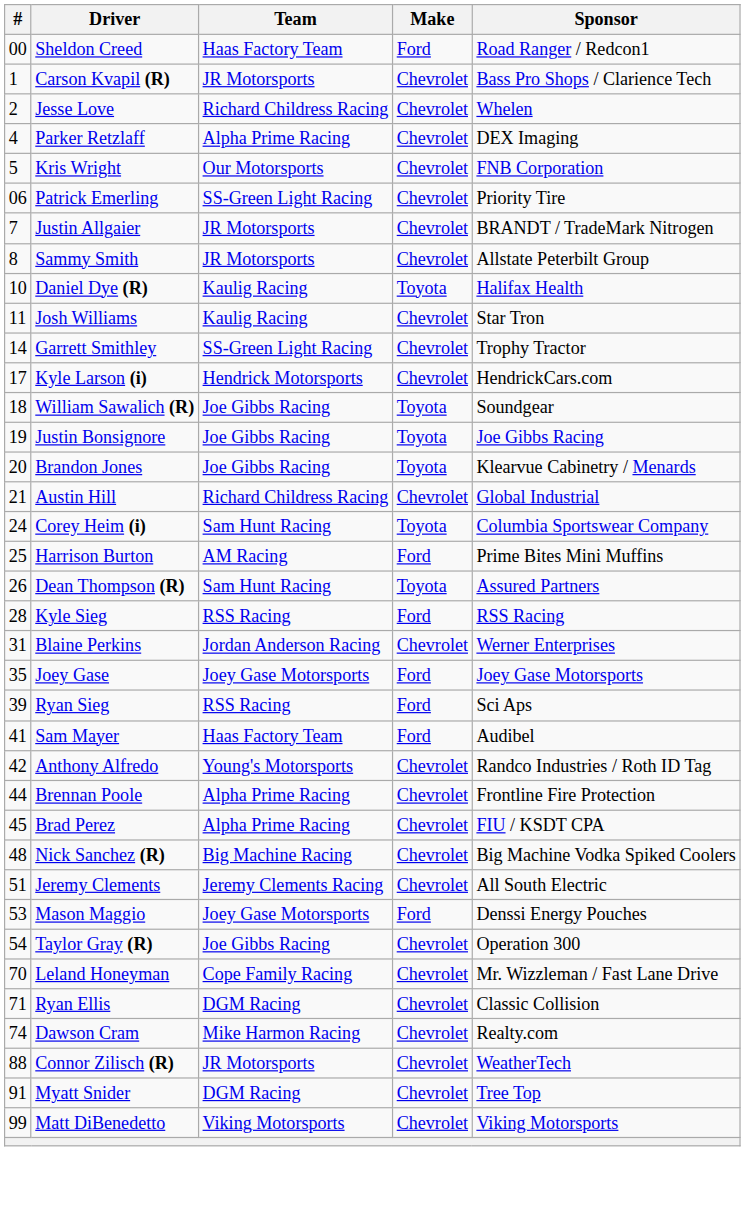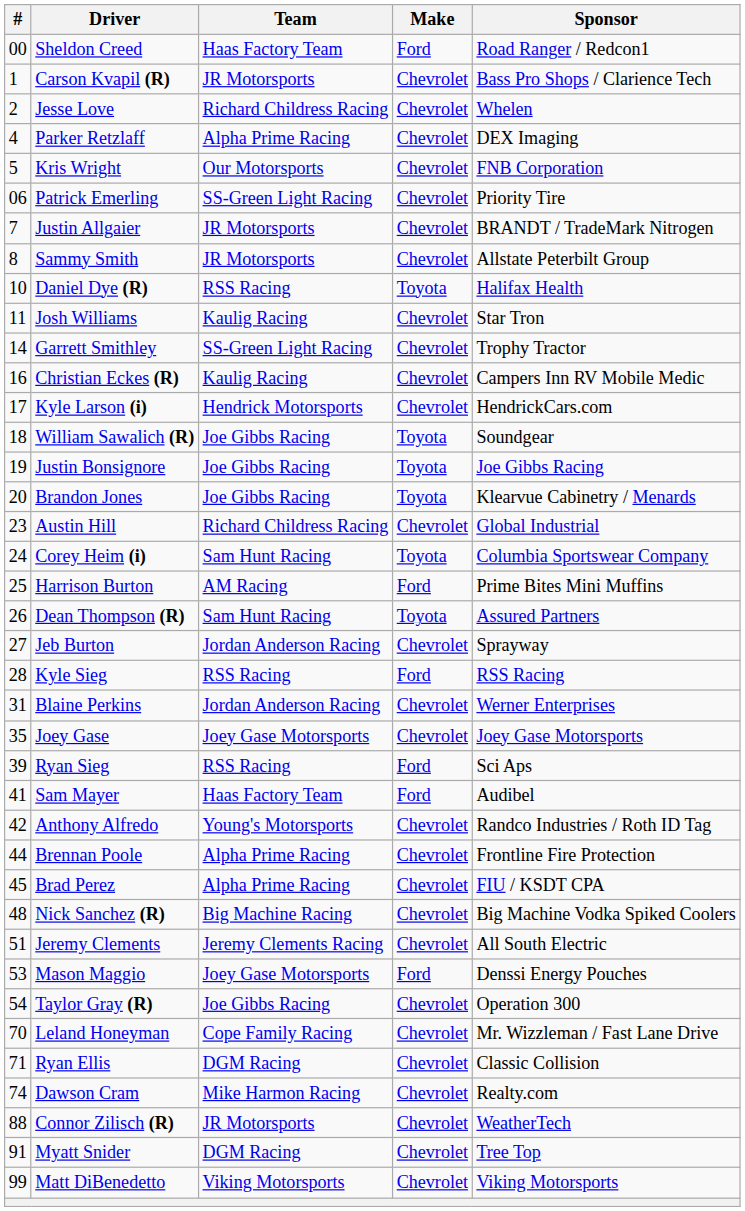(255, 288) Kaulig Racing -> (247, 288) RSS Racing
+ row: (107, 377)
(18, 496) 21 -> (18, 526) 23
+ row: (75, 645)
(414, 675) Ford -> (432, 735) Chevrolet
